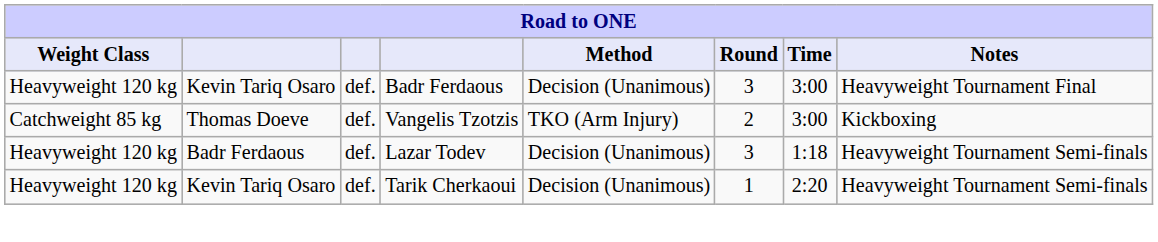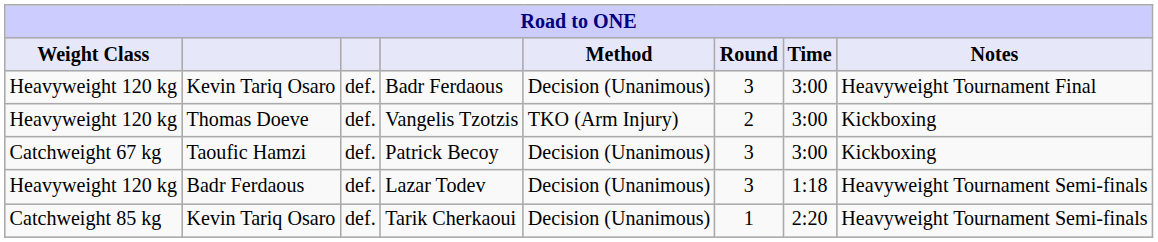(85, 120) Catchweight 85 kg -> (93, 120) Heavyweight 120 kg
+ row: (442, 153)
(93, 186) Heavyweight 120 kg -> (85, 219) Catchweight 85 kg
